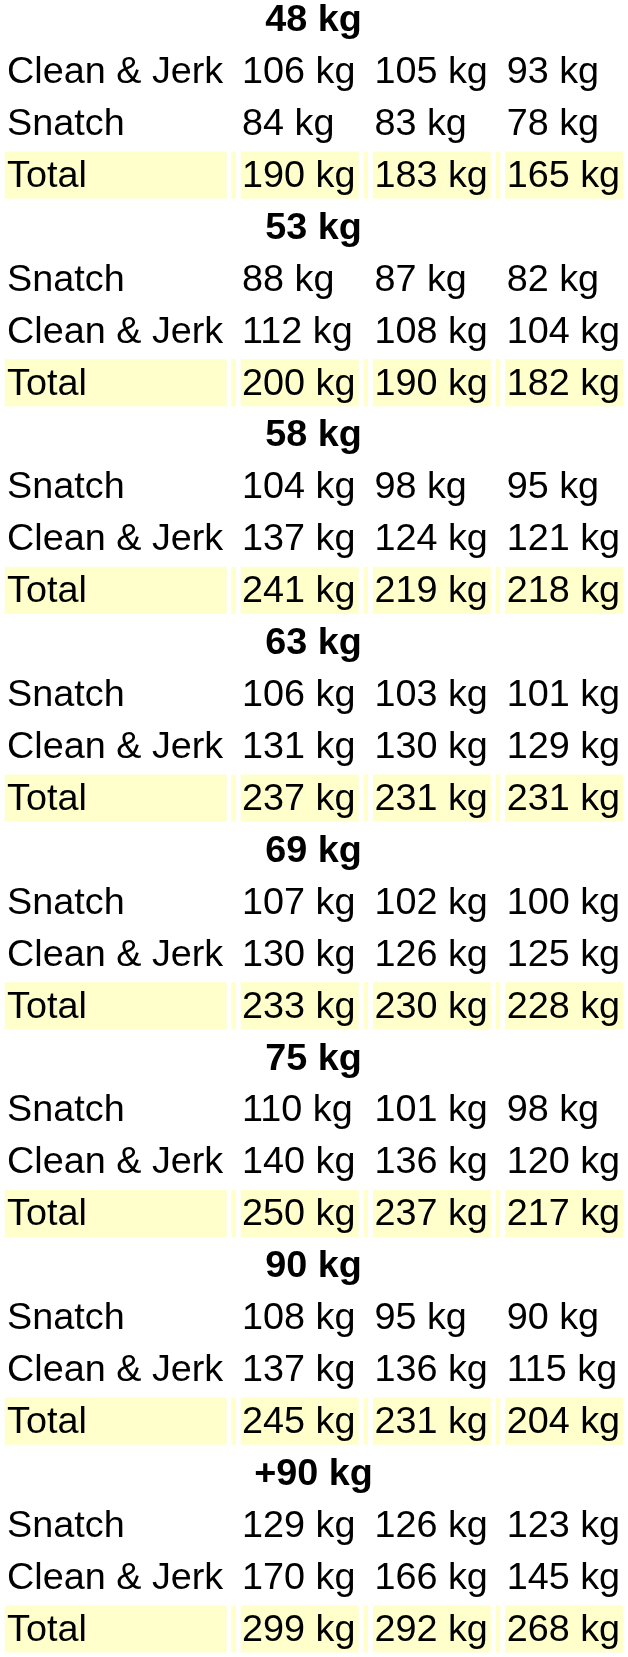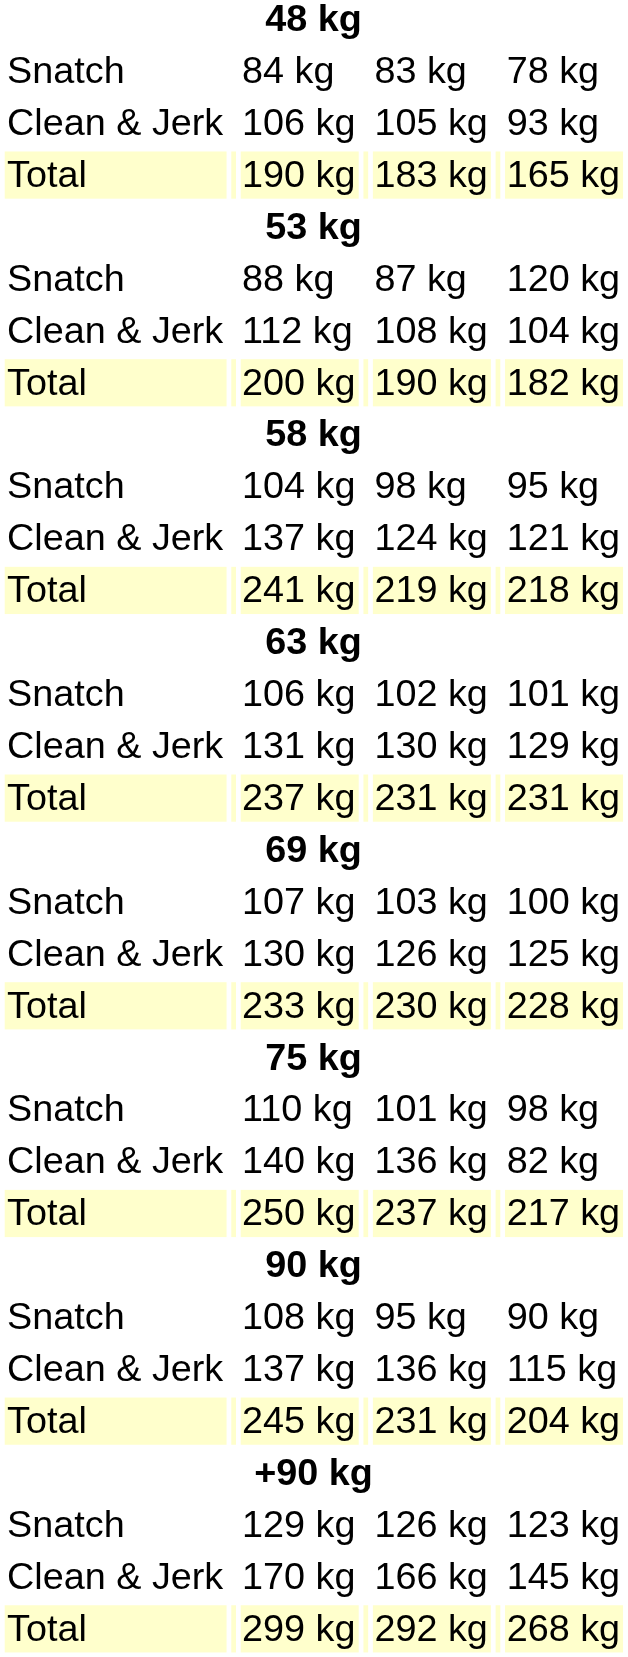rows swapped: (66, 122) <-> (115, 70)
(553, 278) 82 kg -> (563, 278) 120 kg
(431, 693) 103 kg -> (431, 693) 102 kg
(431, 901) 102 kg -> (431, 901) 103 kg
(563, 1160) 120 kg -> (553, 1160) 82 kg
